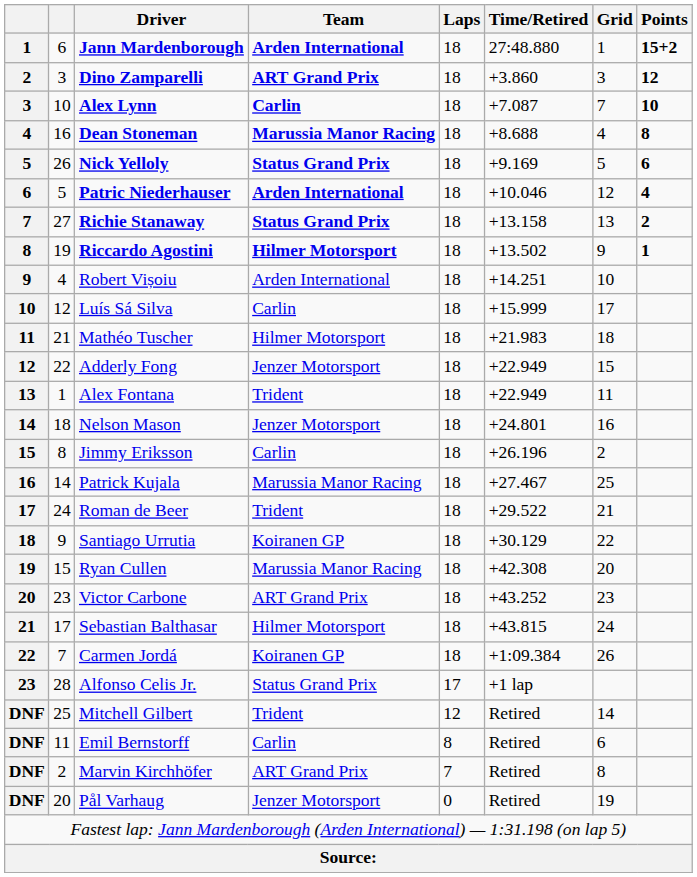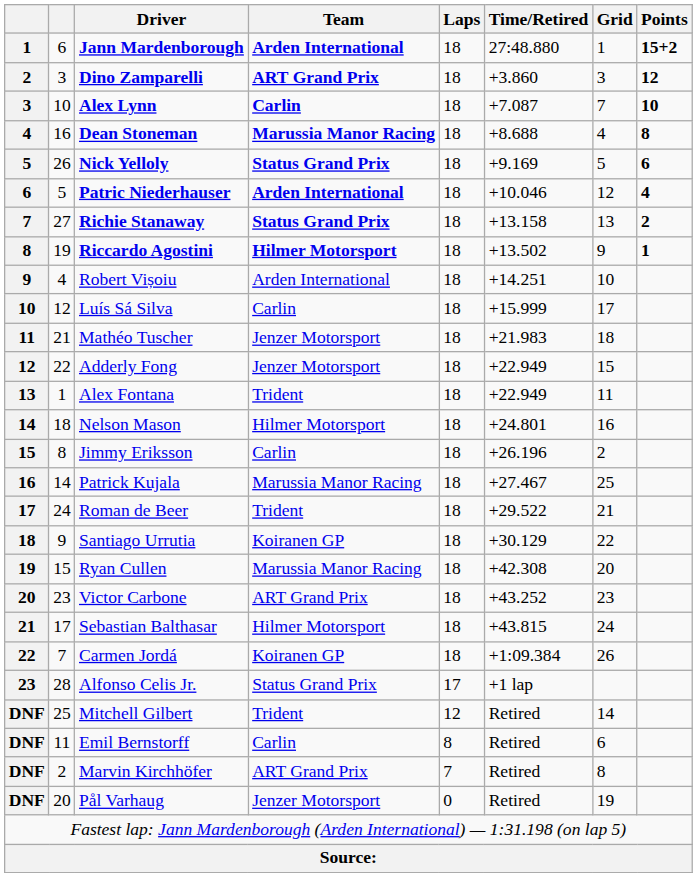(319, 336) Hilmer Motorsport -> (316, 336) Jenzer Motorsport
(316, 423) Jenzer Motorsport -> (319, 423) Hilmer Motorsport
